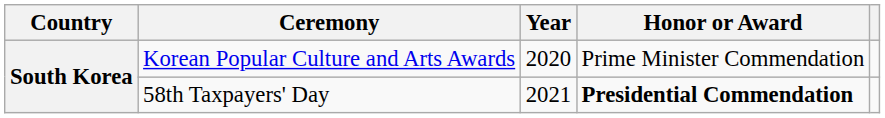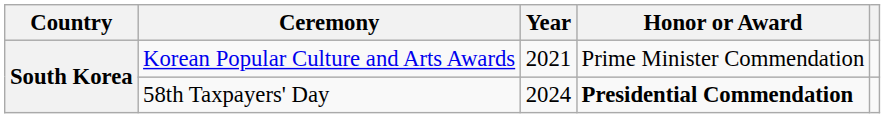(548, 58) 2020 -> (548, 58) 2021
(548, 94) 2021 -> (548, 94) 2024
